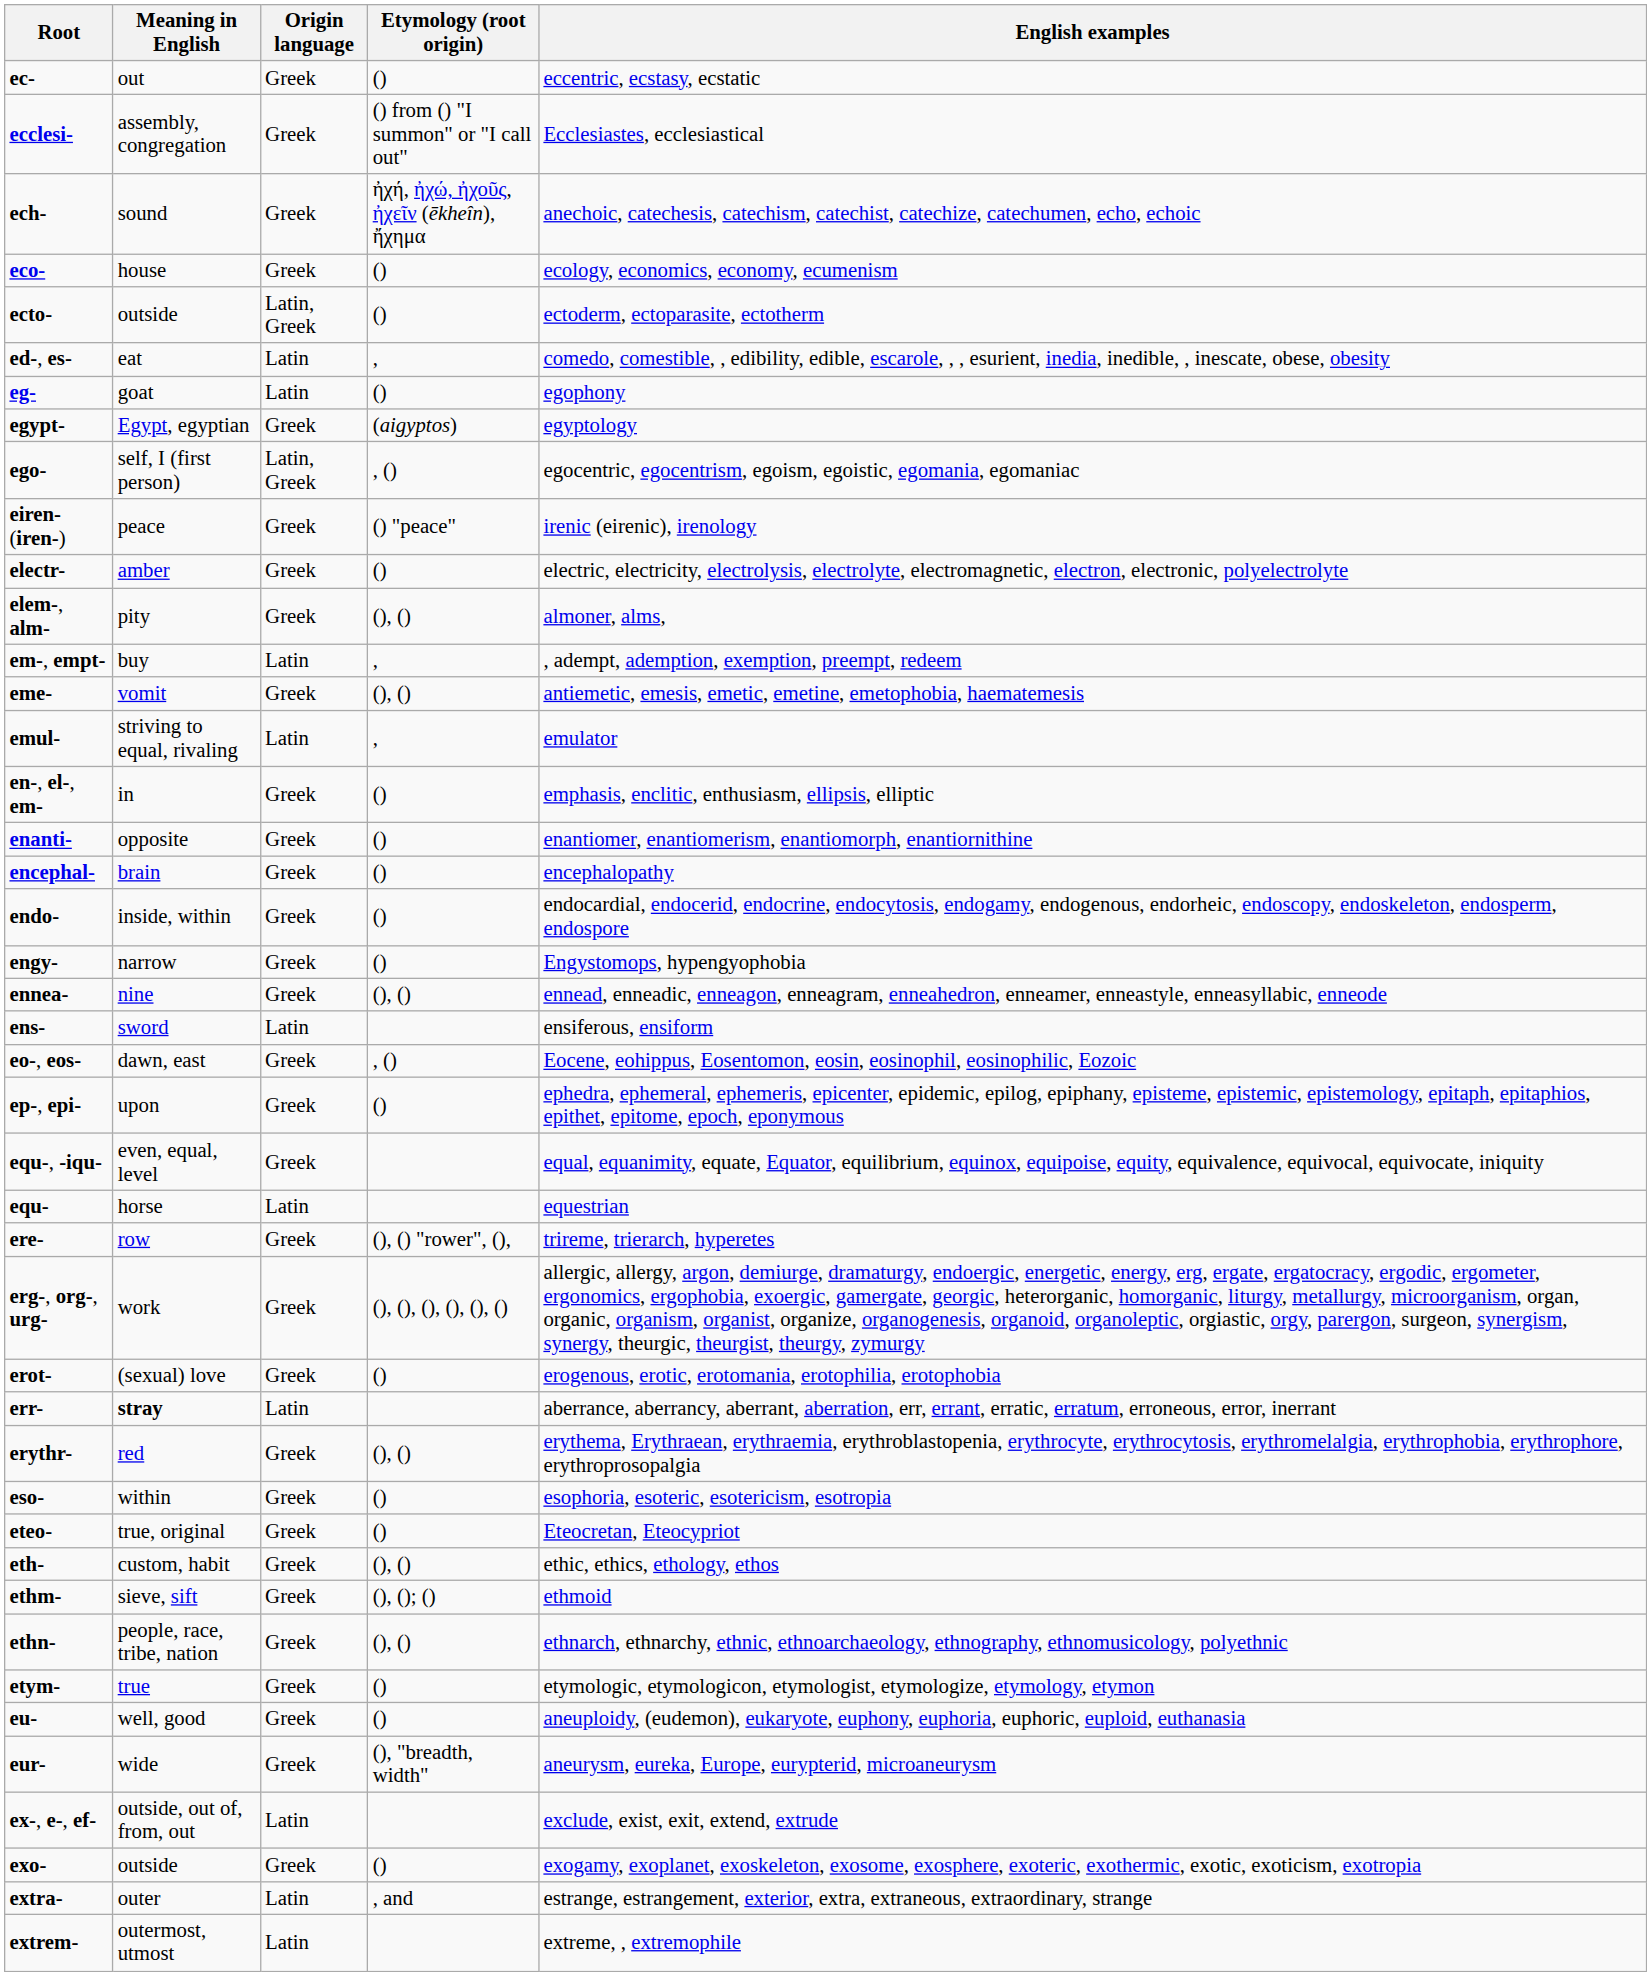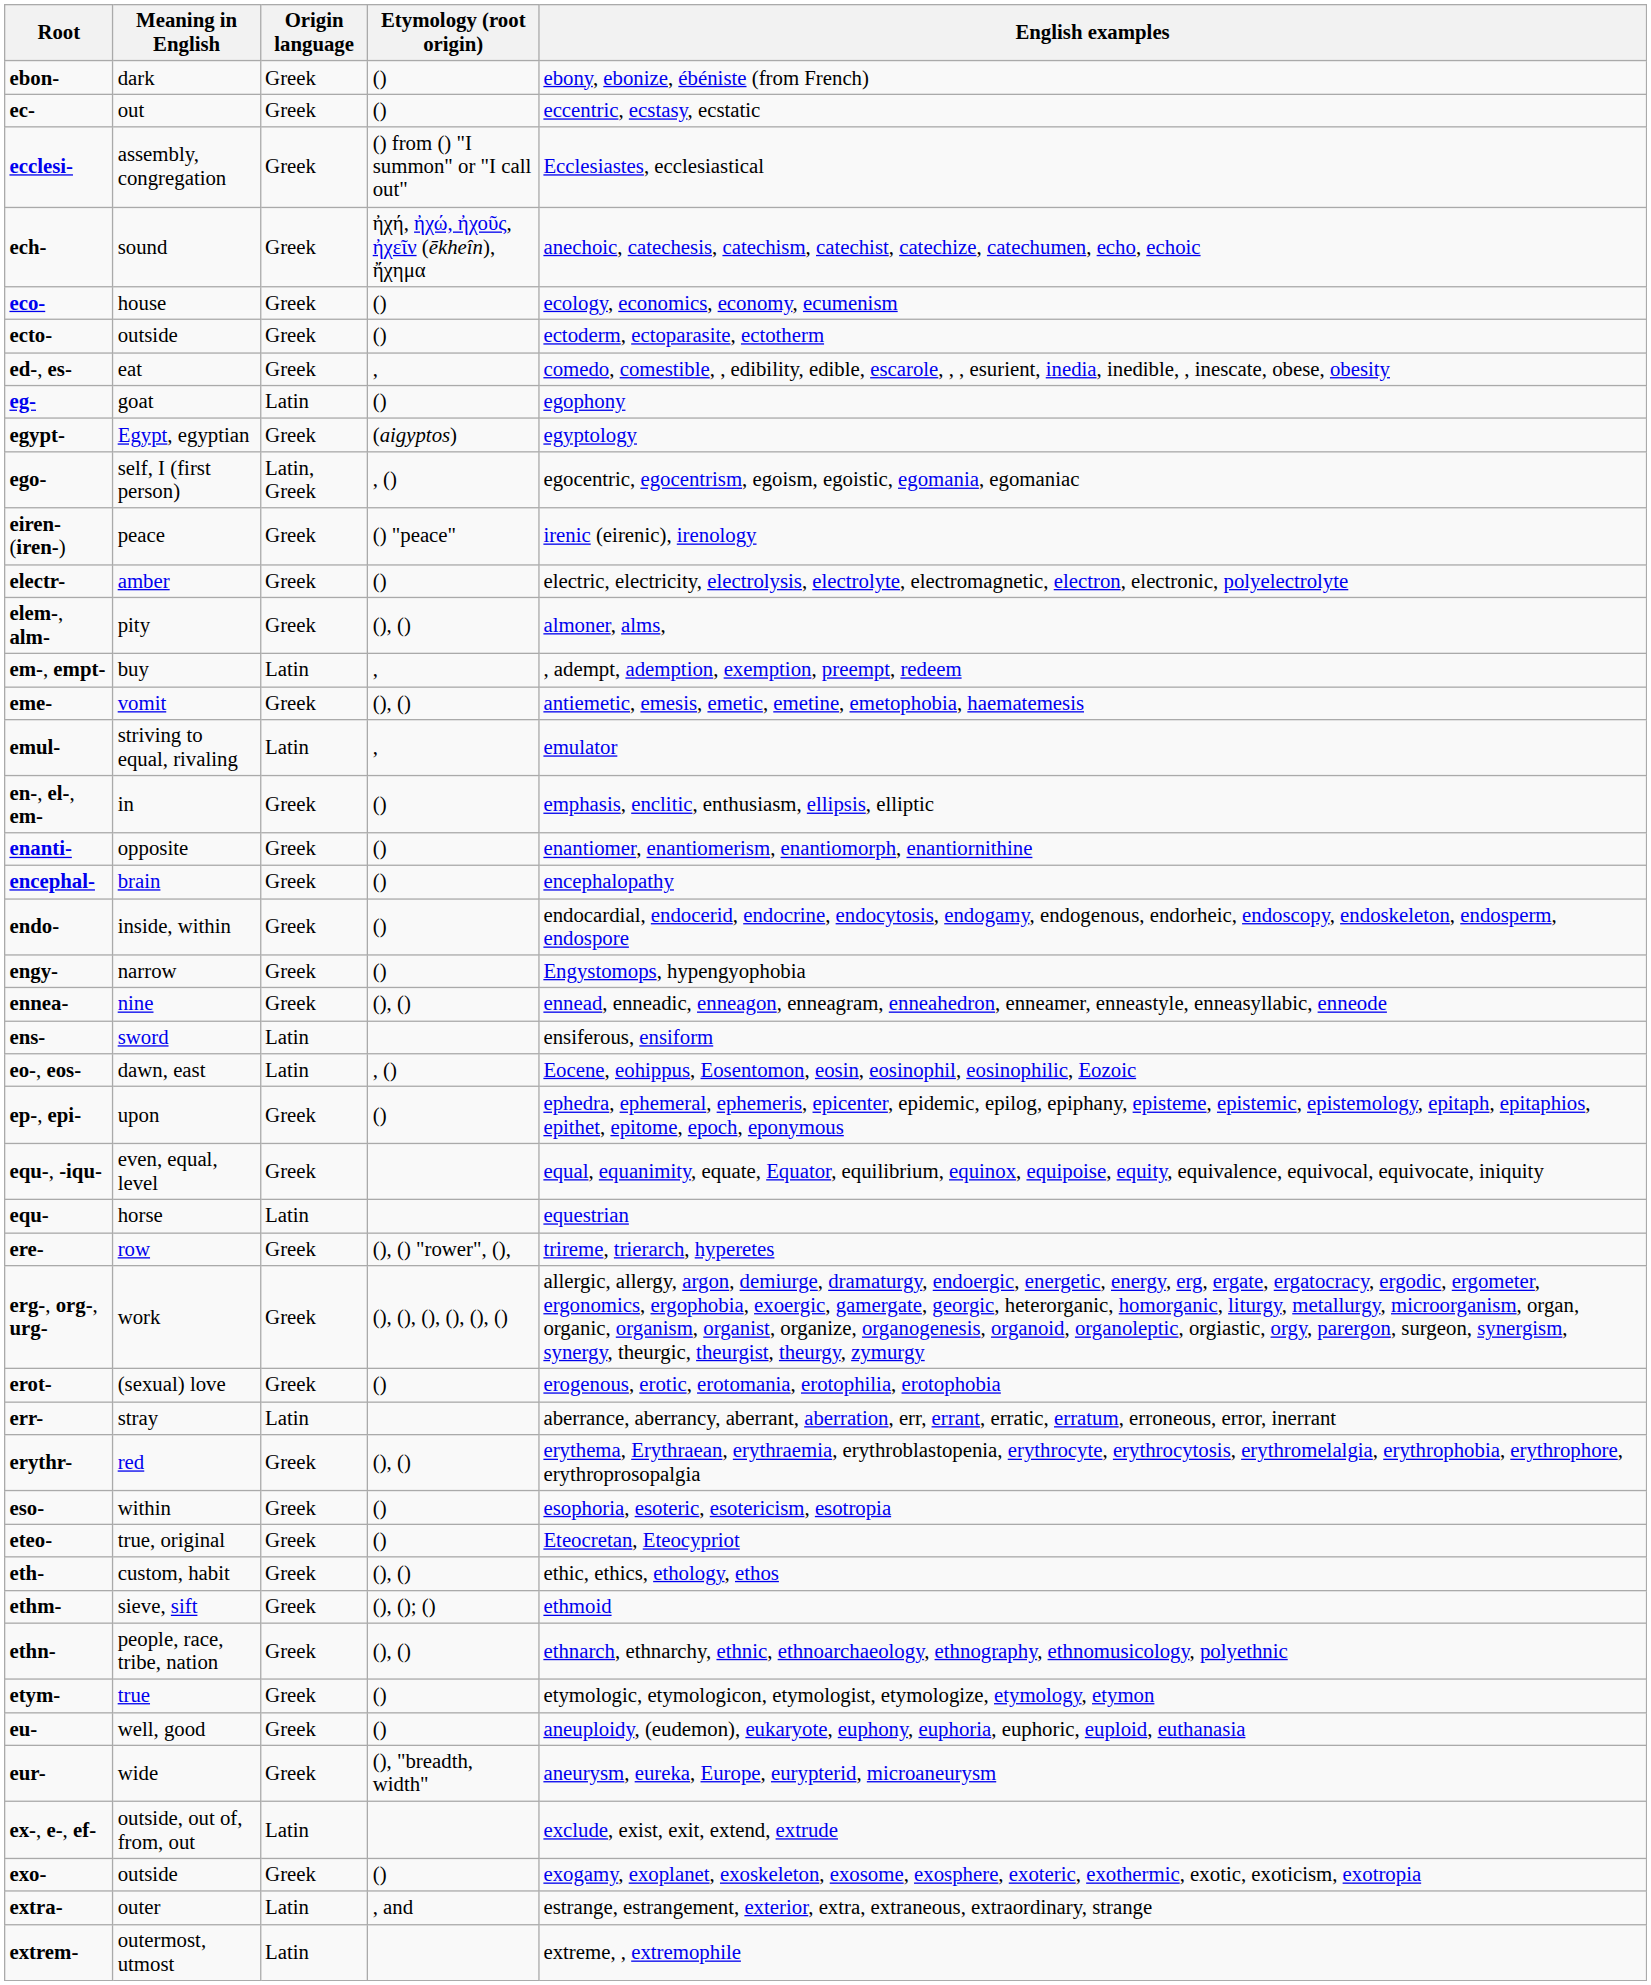+ row: (34, 77)
(291, 314) Latin, Greek -> (291, 335) Greek
(287, 359) Latin -> (291, 368) Greek
(291, 1060) Greek -> (287, 1070) Latin
(140, 1408) bold -> (138, 1418) normal
